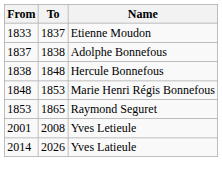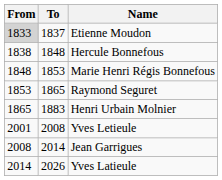(19, 33) no background -> (19, 33) lightgrey background
- row: (119, 52)
+ row: (123, 109)
+ row: (106, 147)
